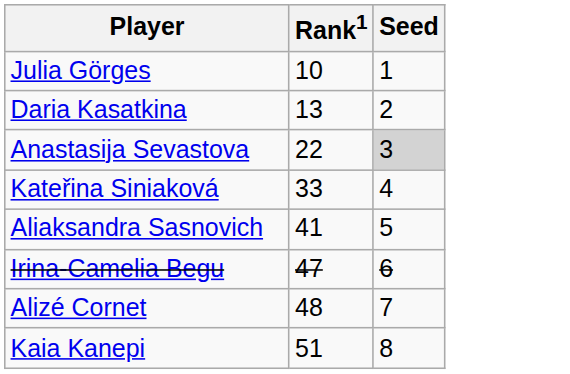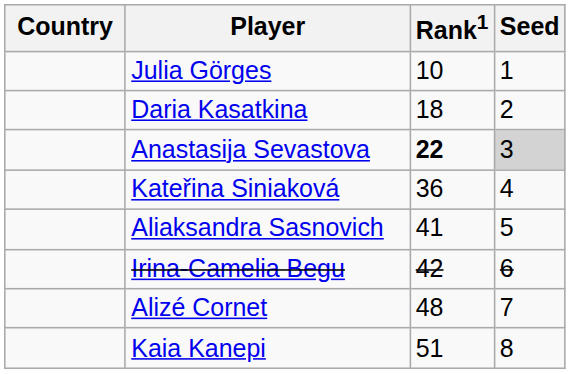+ column: (65, 27)
(309, 110) 13 -> (430, 110) 18
(309, 149) normal -> (430, 149) bold
(309, 189) 33 -> (430, 189) 36
(309, 268) 47 -> (430, 268) 42
